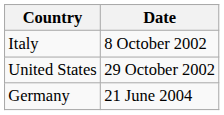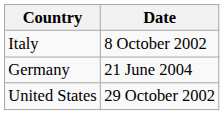rows swapped: (52, 69) <-> (39, 95)
